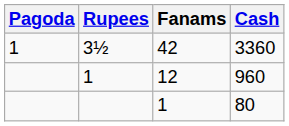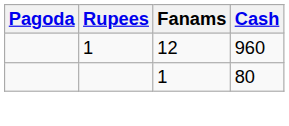- row: (96, 47)
